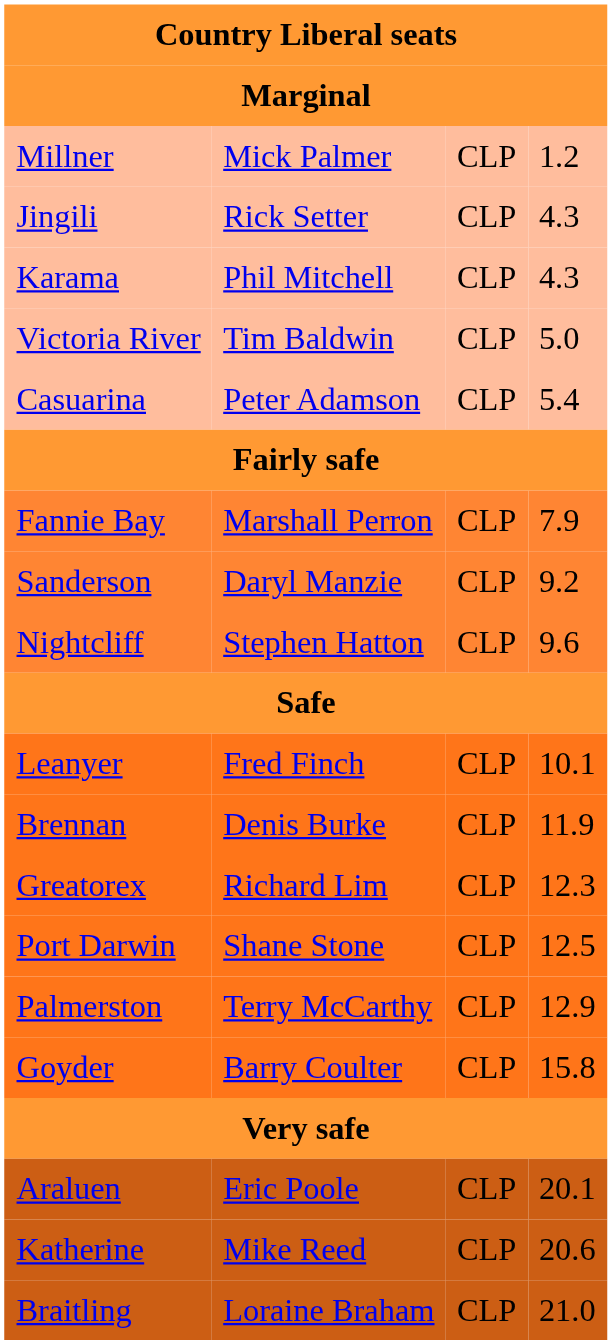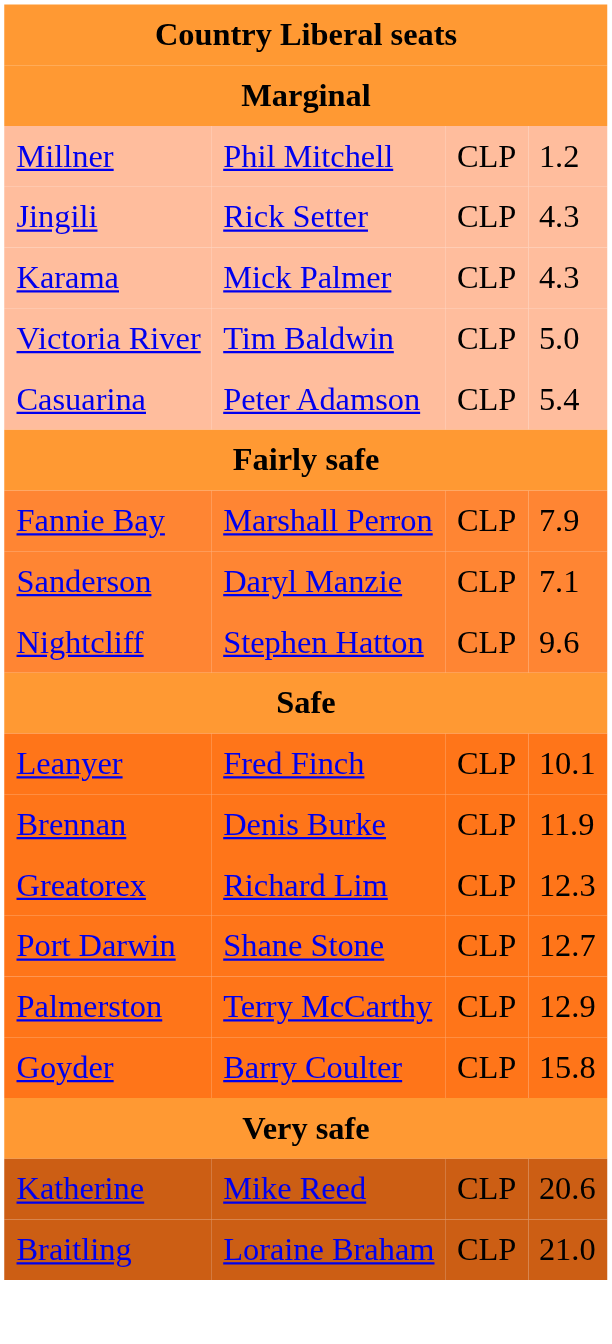(307, 155) Mick Palmer -> (308, 155) Phil Mitchell
(308, 276) Phil Mitchell -> (307, 276) Mick Palmer
(559, 580) 9.2 -> (559, 580) 7.1
(567, 944) 12.5 -> (567, 944) 12.7
- row: (69, 1187)
